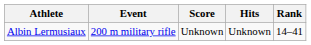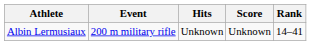columns swapped: (250, 13) <-> (202, 13)
